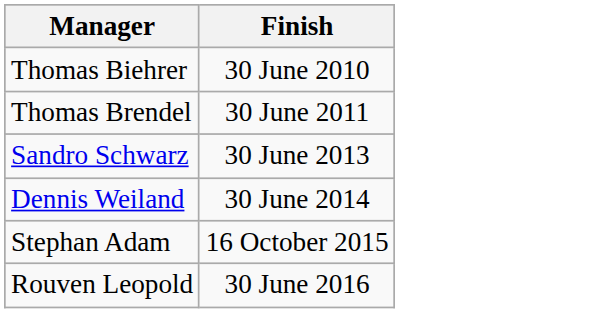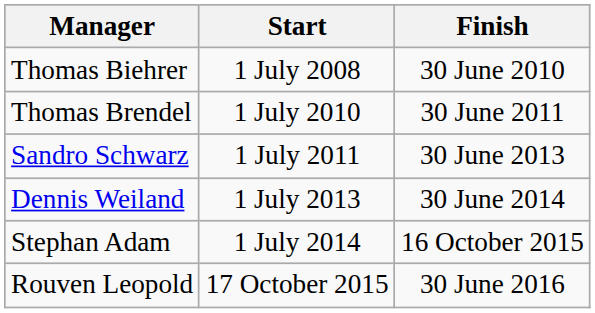+ column: (297, 26)
